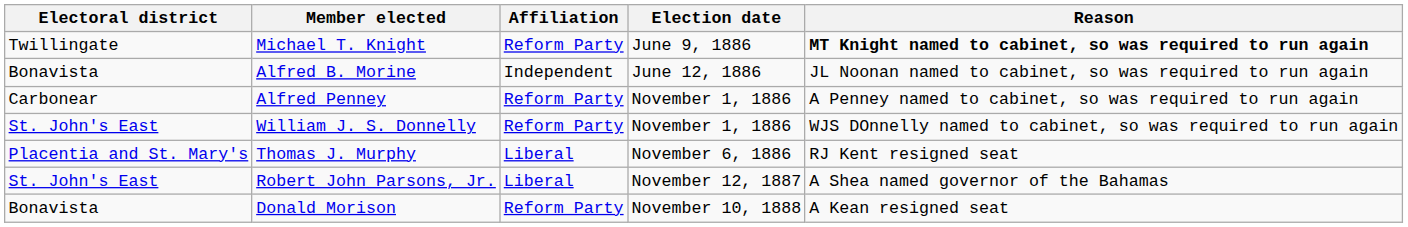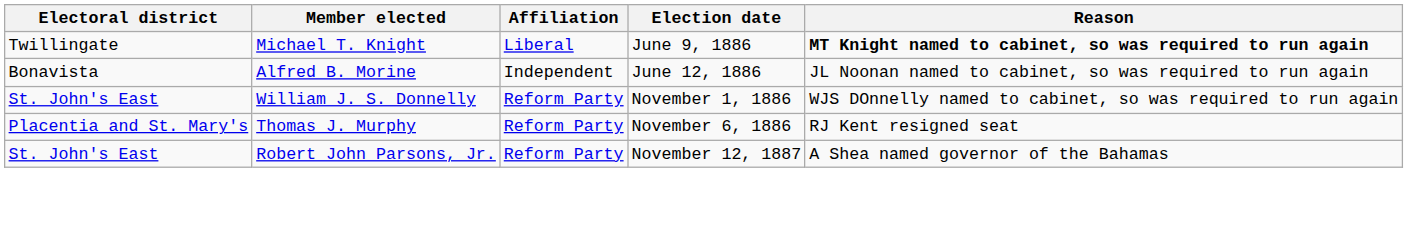(564, 45) Reform Party -> (539, 45) Liberal
- row: (321, 100)
(539, 154) Liberal -> (564, 127) Reform Party
(539, 181) Liberal -> (564, 154) Reform Party
- row: (326, 208)
